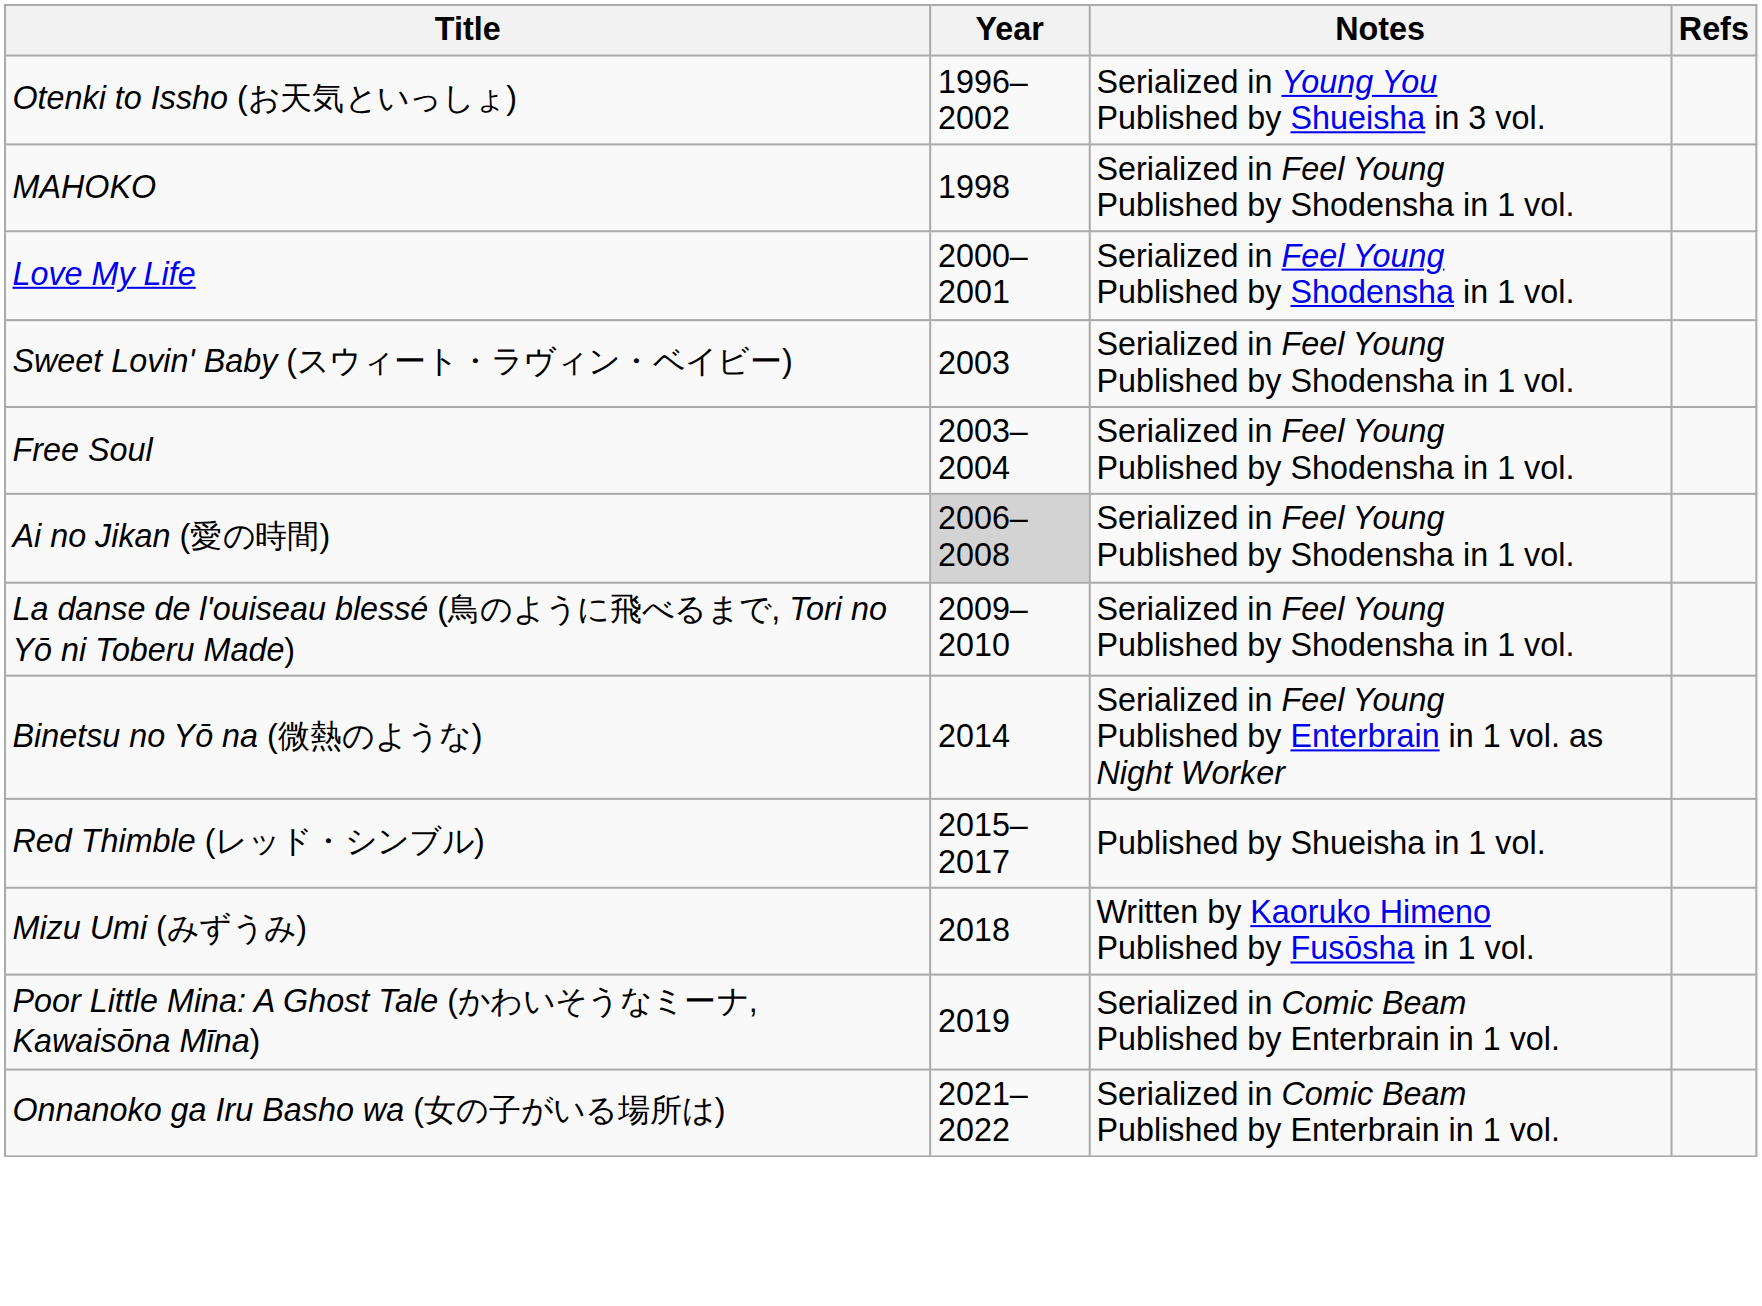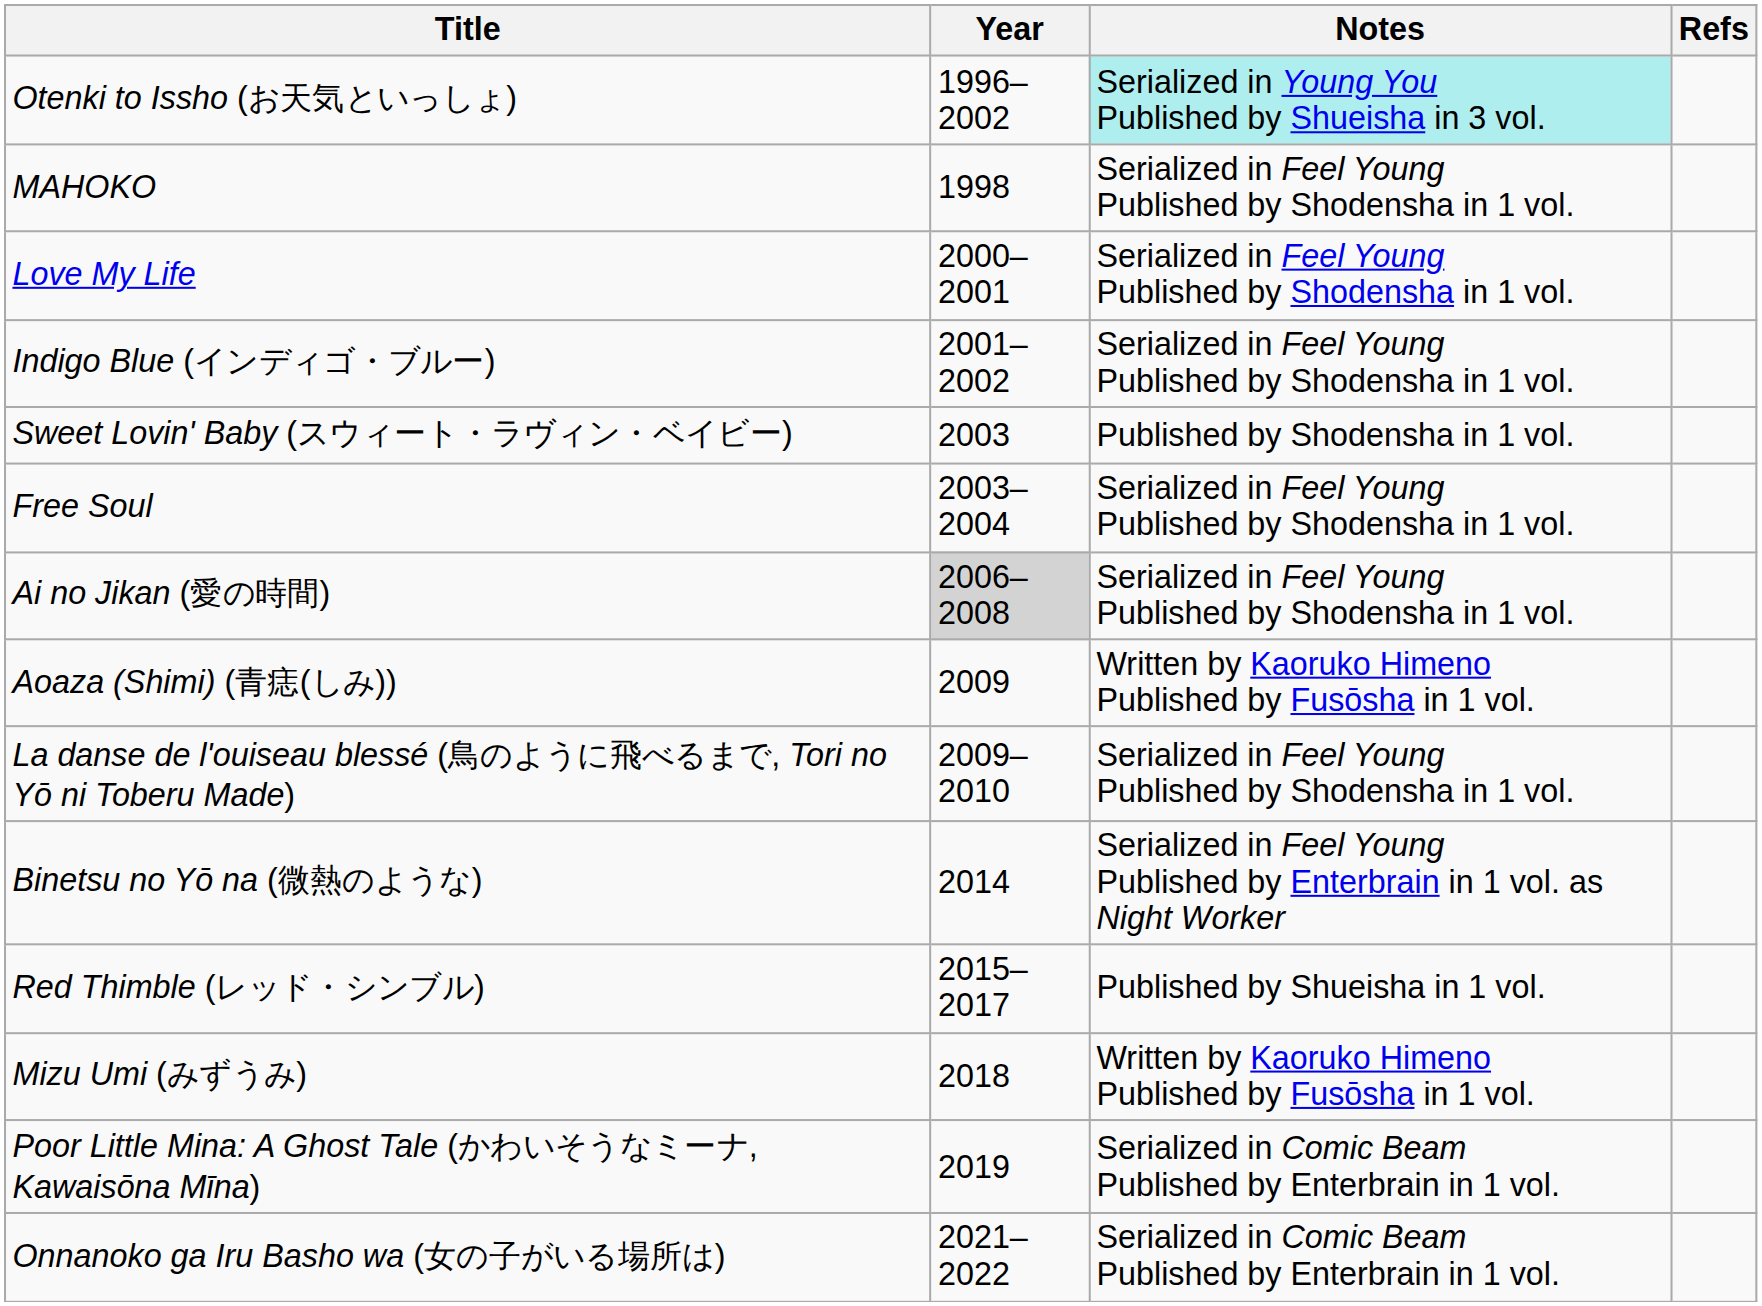(1321, 99) no background -> (1321, 99) paleturquoise background
+ row: (254, 361)
(1335, 362) Serialized in Feel Young Published by Shodensha in 1 vol. -> (1335, 434) Published by Shodensha in 1 vol.
+ row: (205, 681)
